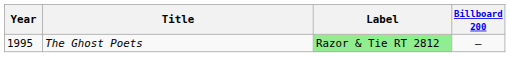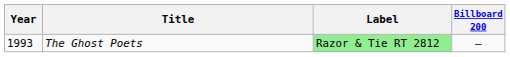(20, 43) 1995 -> (20, 43) 1993
